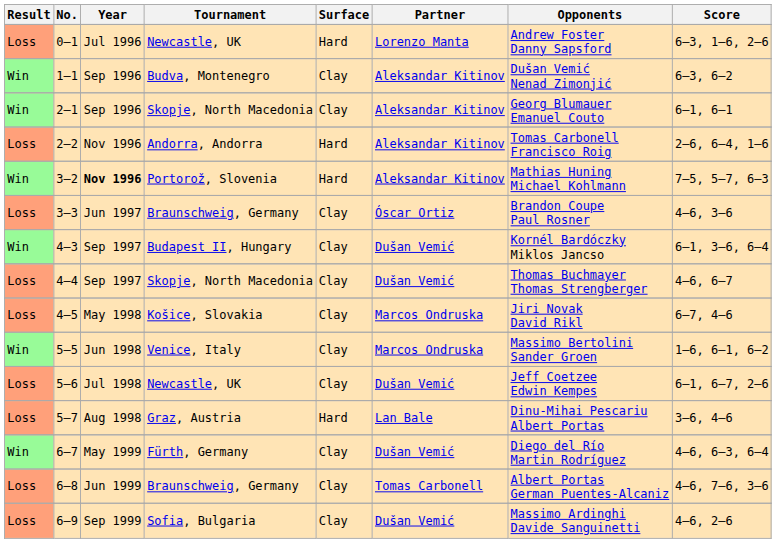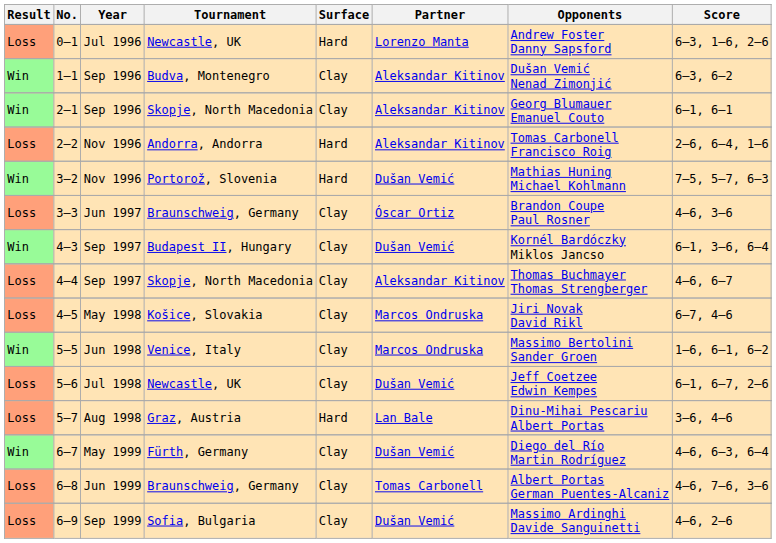(113, 178) bold -> (113, 178) normal
(440, 178) Aleksandar Kitinov -> (415, 178) Dušan Vemić
(415, 281) Dušan Vemić -> (440, 281) Aleksandar Kitinov
